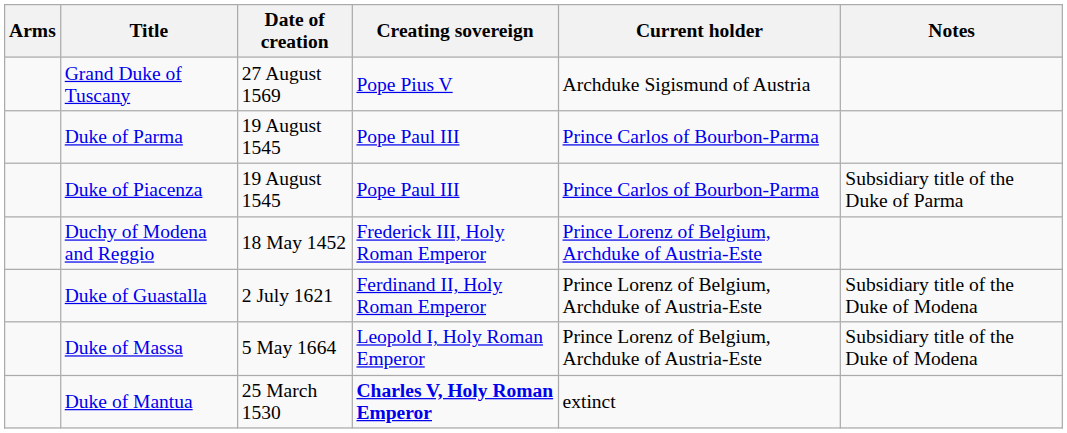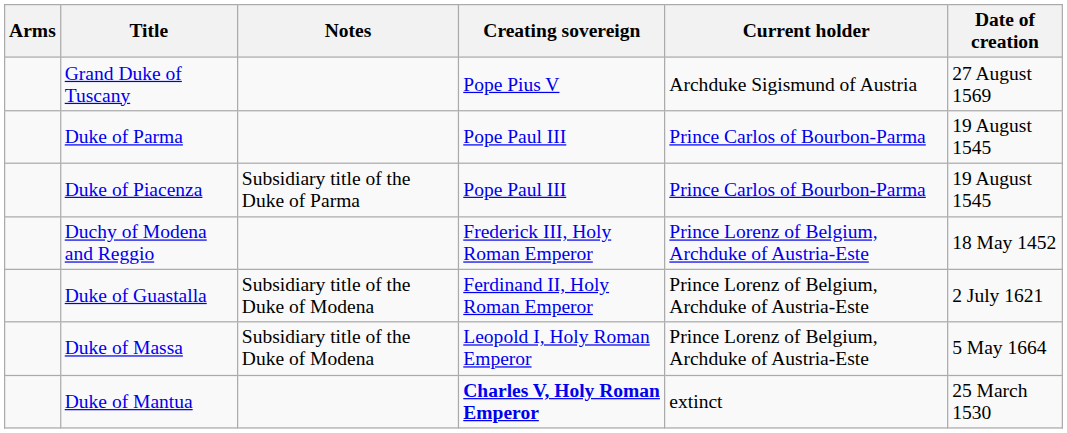columns swapped: (295, 30) <-> (952, 30)
